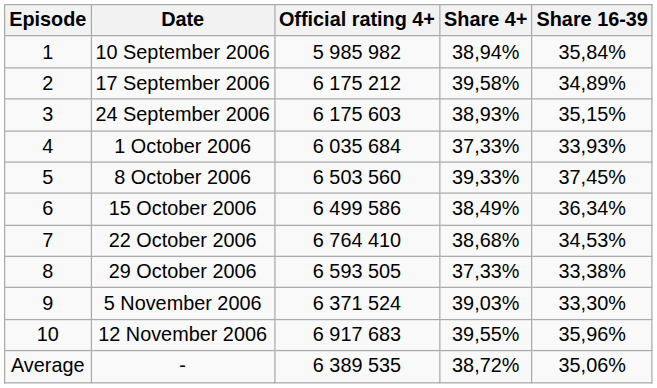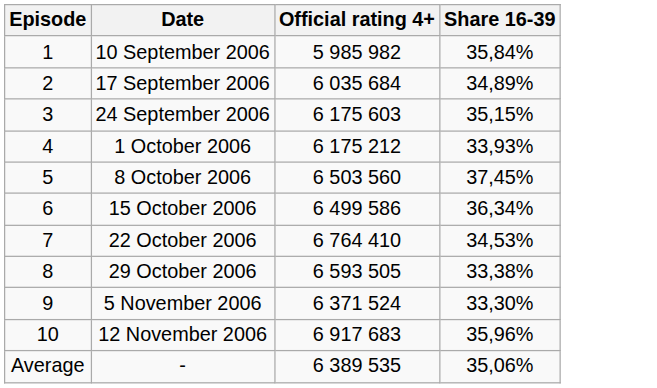- column: (486, 20)
(357, 83) 6 175 212 -> (357, 83) 6 035 684
(357, 146) 6 035 684 -> (357, 146) 6 175 212
